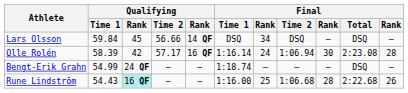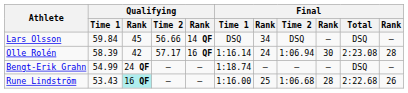(105, 81) 54.43 -> (105, 81) 53.43
